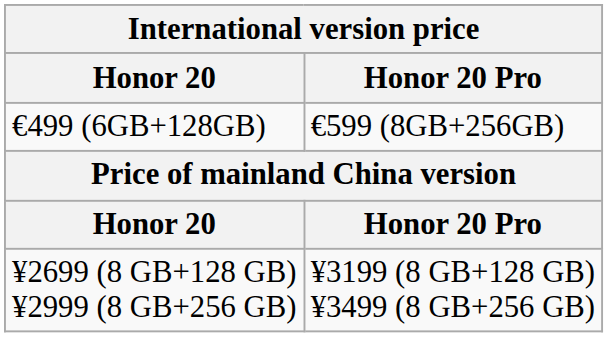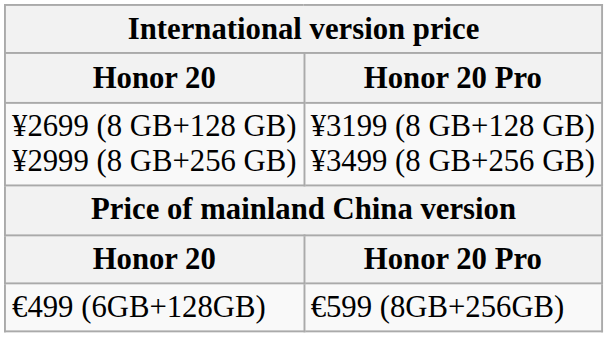rows swapped: (139, 126) <-> (154, 289)
